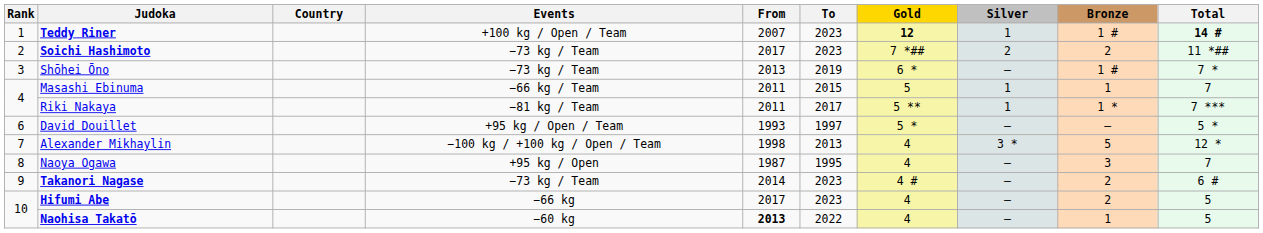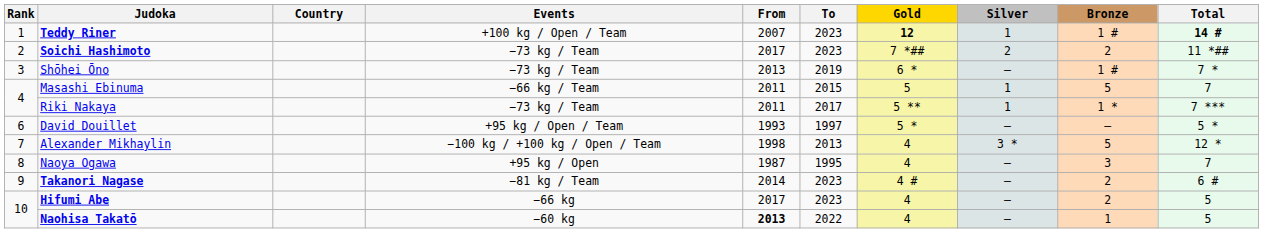(1108, 88) 1 -> (1108, 88) 5
(554, 107) −81 kg / Team -> (554, 107) −73 kg / Team
(554, 182) −73 kg / Team -> (554, 182) −81 kg / Team
